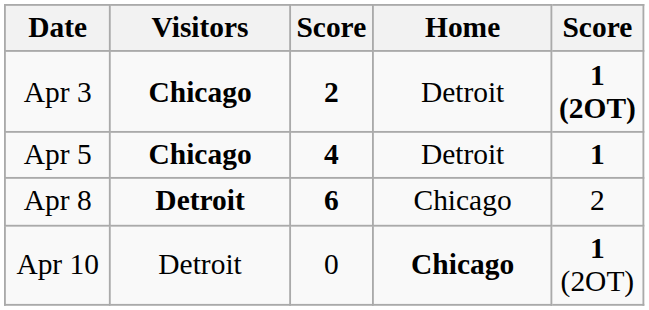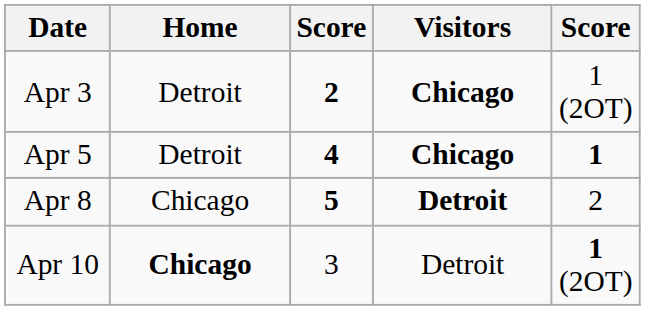columns swapped: (200, 27) <-> (463, 27)
(597, 91) bold -> (596, 91) normal
(331, 201) 6 -> (331, 201) 5
(331, 264) 0 -> (331, 264) 3
